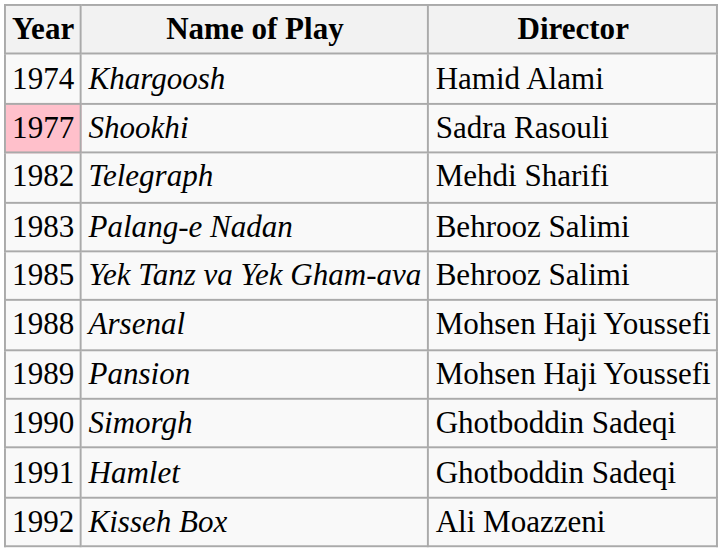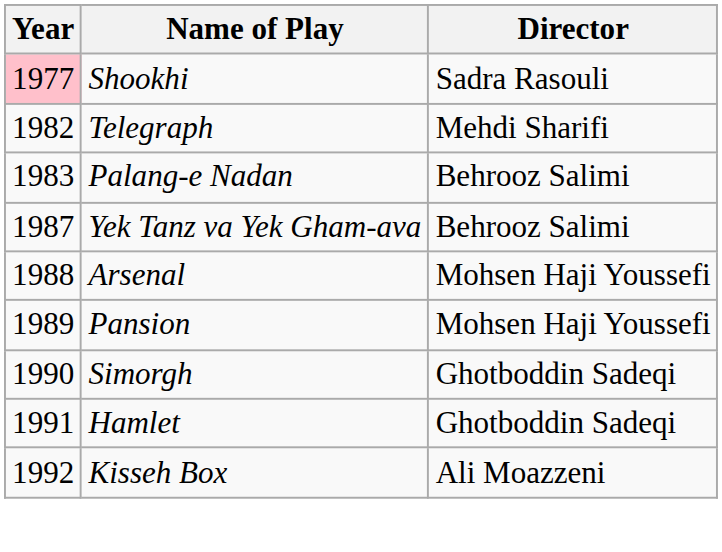- row: (157, 78)
(43, 275) 1985 -> (43, 226) 1987
